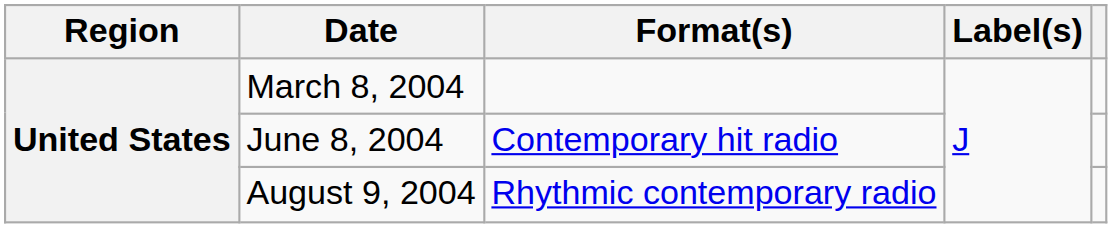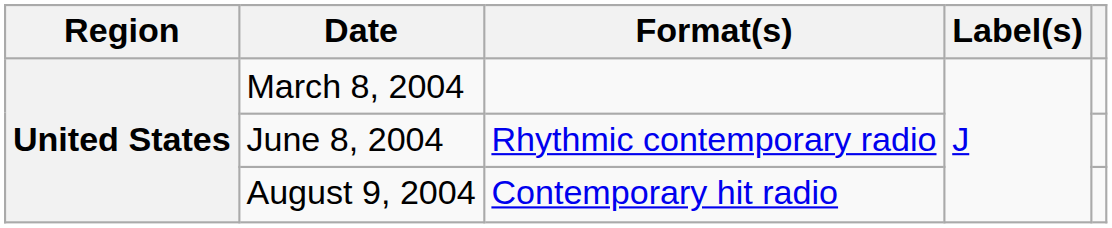(665, 139) Contemporary hit radio -> (714, 139) Rhythmic contemporary radio
(714, 193) Rhythmic contemporary radio -> (665, 193) Contemporary hit radio
